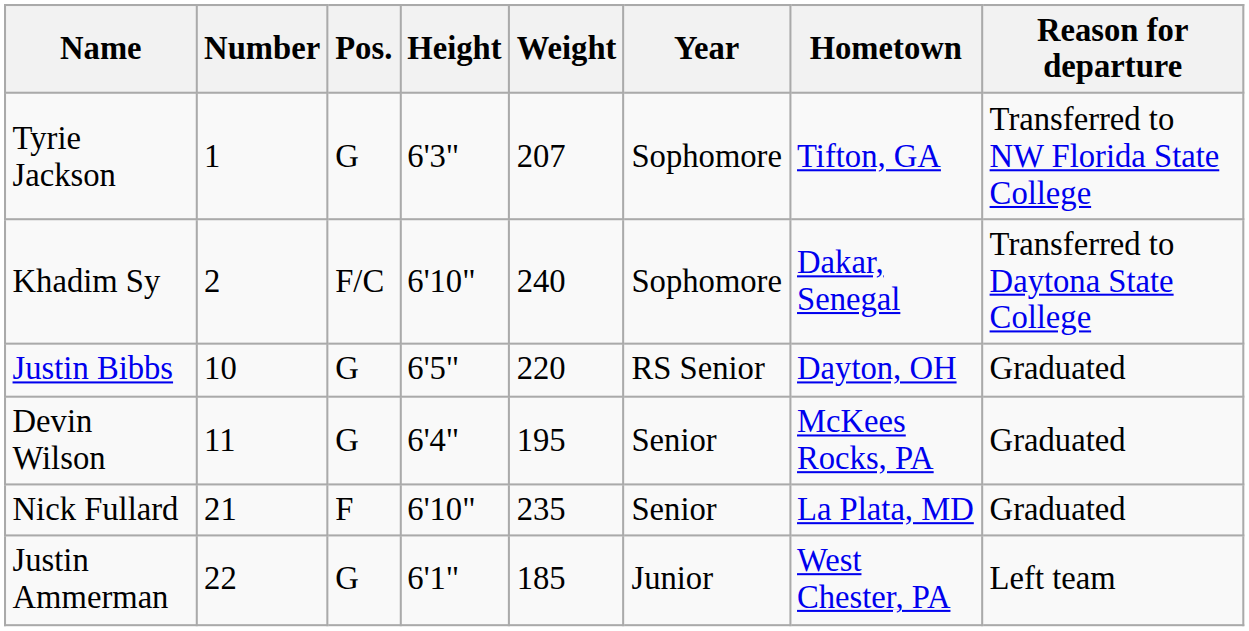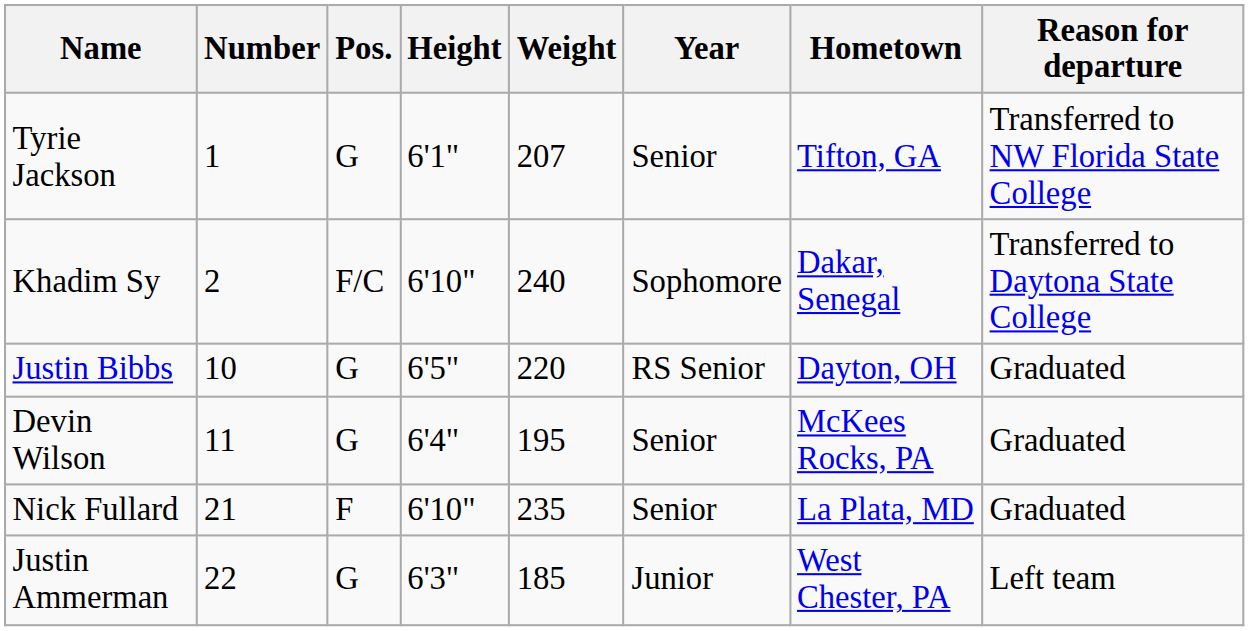(433, 155) 6'3" -> (433, 155) 6'1"
(707, 155) Sophomore -> (674, 155) Senior
(433, 579) 6'1" -> (433, 579) 6'3"
